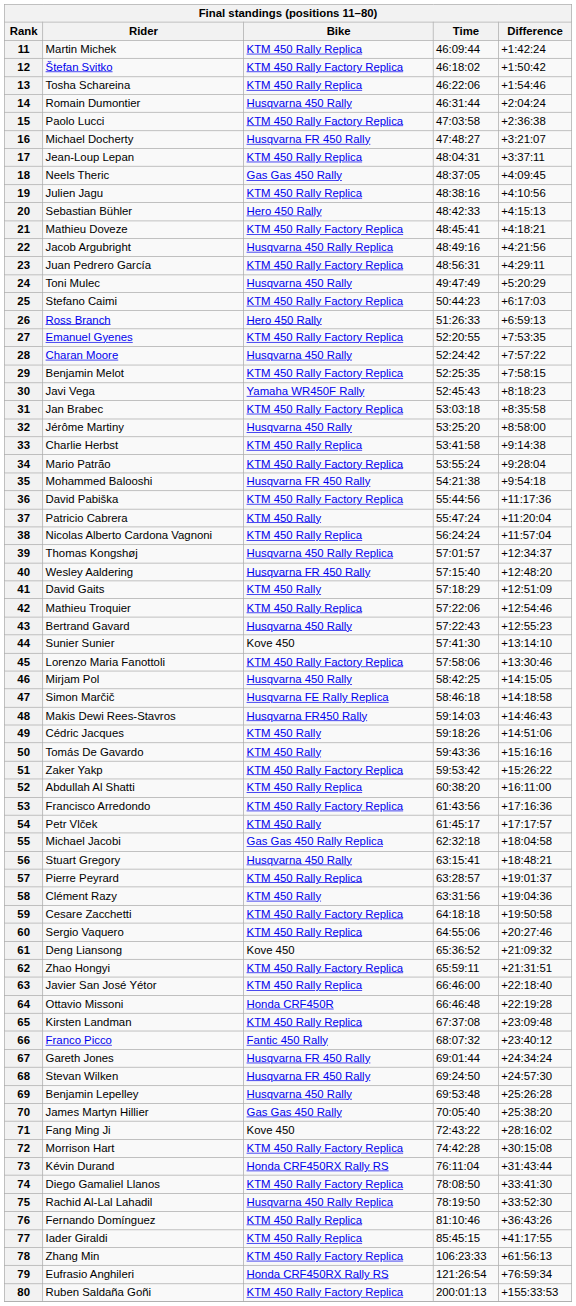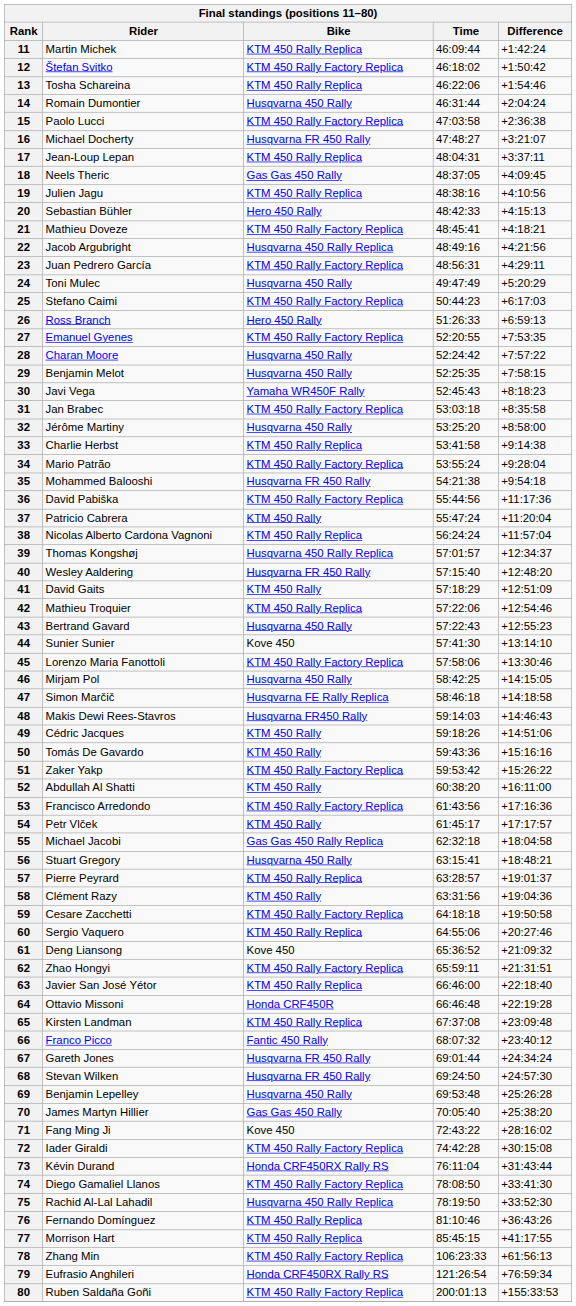(325, 373) KTM 450 Rally Factory Replica -> (299, 373) Husqvarna 450 Rally
(304, 788) KTM 450 Rally Replica -> (284, 788) KTM 450 Rally
(80, 1148) Morrison Hart -> (77, 1148) Iader Giraldi
(77, 1238) Iader Giraldi -> (80, 1238) Morrison Hart
